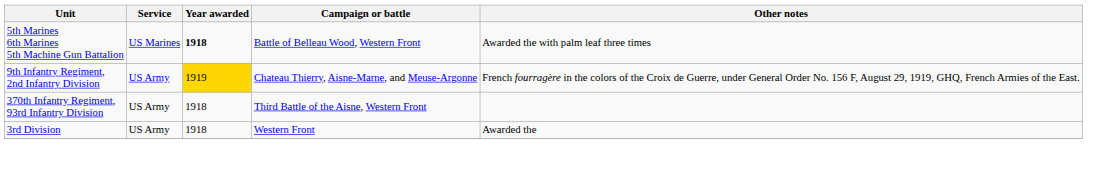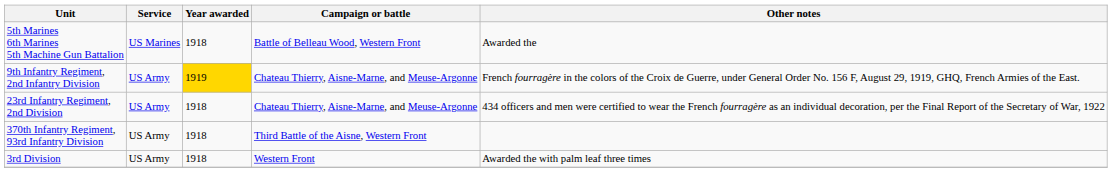(196, 42) bold -> (196, 42) normal
(567, 42) Awarded the with palm leaf three times -> (509, 42) Awarded the
+ row: (59, 106)
(509, 129) Awarded the -> (567, 159) Awarded the with palm leaf three times
